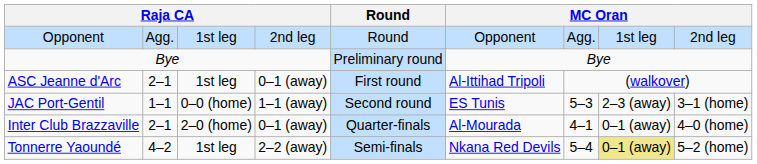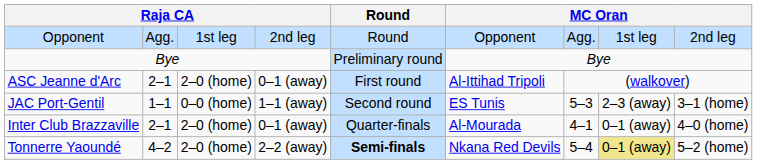(216, 81) 1st leg -> (216, 81) 2–0 (home)
(216, 147) 1st leg -> (216, 147) 2–0 (home)
(388, 147) normal -> (388, 147) bold
